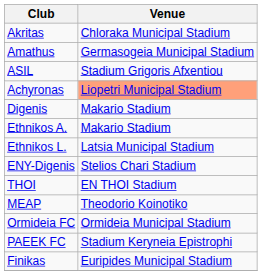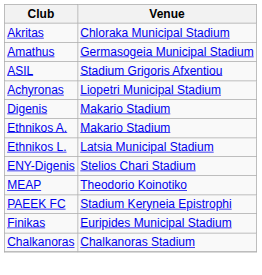(151, 90) lightsalmon background -> (151, 90) no background
- row: (21, 185)
- row: (41, 223)
+ row: (41, 242)
